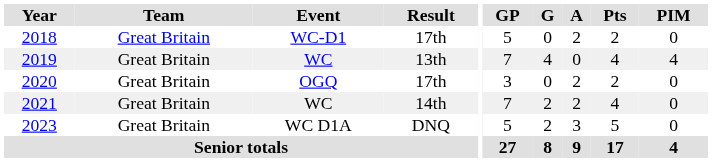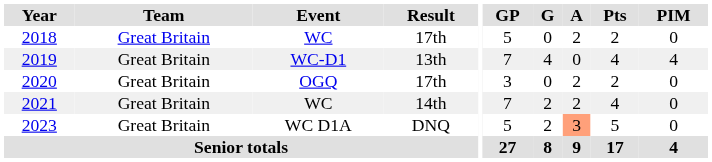(318, 36) WC-D1 -> (318, 36) WC
(318, 58) WC -> (318, 58) WC-D1
(577, 124) no background -> (577, 124) lightsalmon background
